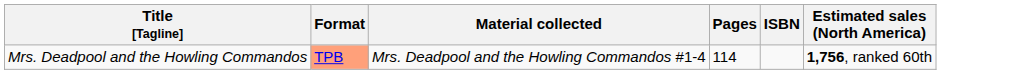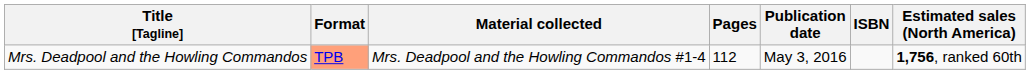+ column: (805, 24)
(725, 57) 114 -> (725, 57) 112
